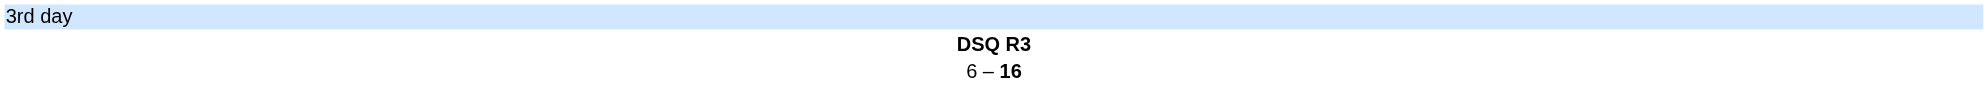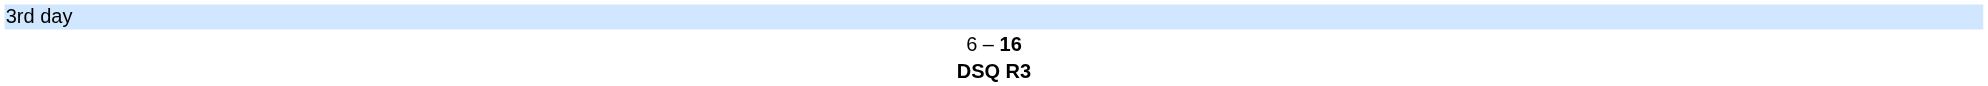rows swapped: (994, 44) <-> (994, 71)
